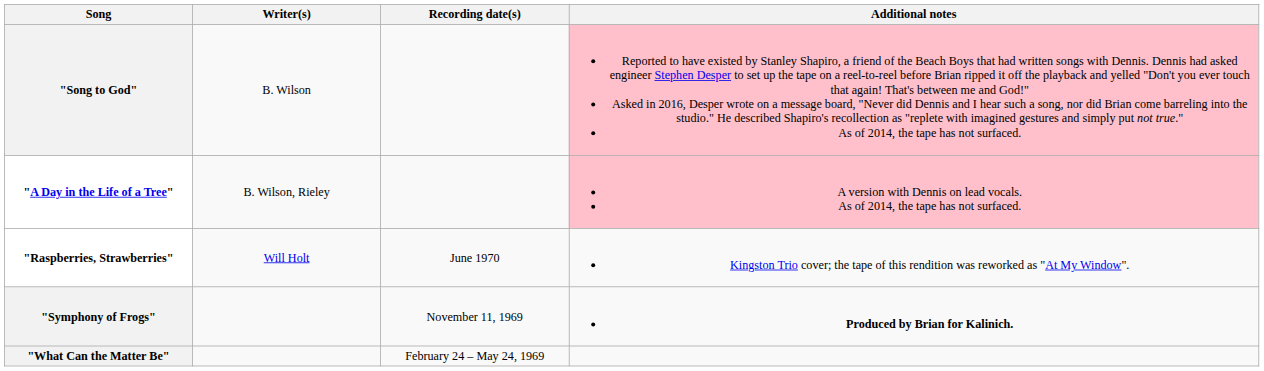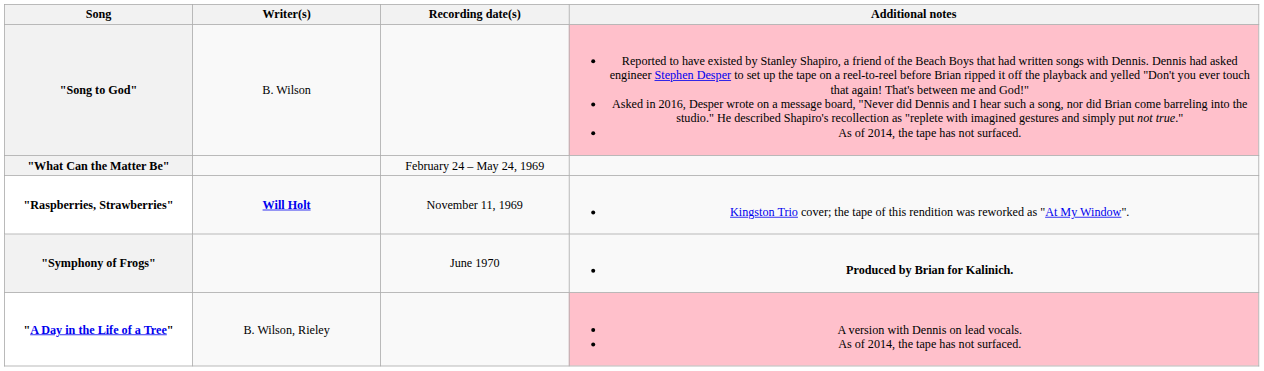rows swapped: (98, 356) <-> (98, 192)
(287, 258) normal -> (287, 204) bold
(475, 258) June 1970 -> (475, 204) November 11, 1969
(475, 316) November 11, 1969 -> (475, 263) June 1970
